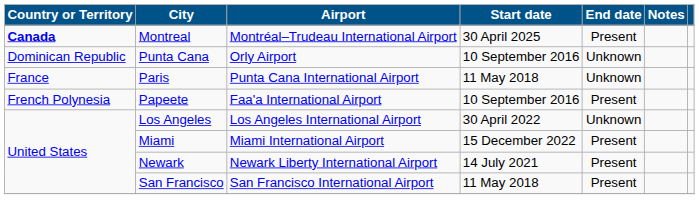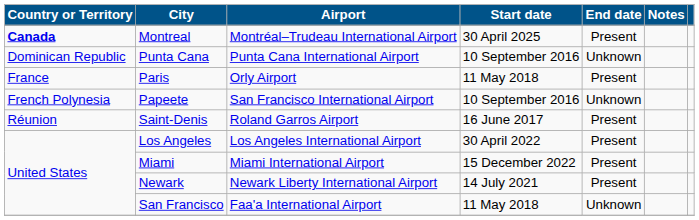(263, 57) Orly Airport -> (324, 57) Punta Cana International Airport
(324, 78) Punta Cana International Airport -> (263, 78) Orly Airport
(614, 78) Unknown -> (614, 78) Present
(306, 99) Faa'a International Airport -> (332, 99) San Francisco International Airport
(614, 99) Present -> (614, 99) Unknown
+ row: (173, 120)
(614, 120) Unknown -> (614, 141) Present
(332, 183) San Francisco International Airport -> (306, 204) Faa'a International Airport
(614, 183) Present -> (614, 204) Unknown
